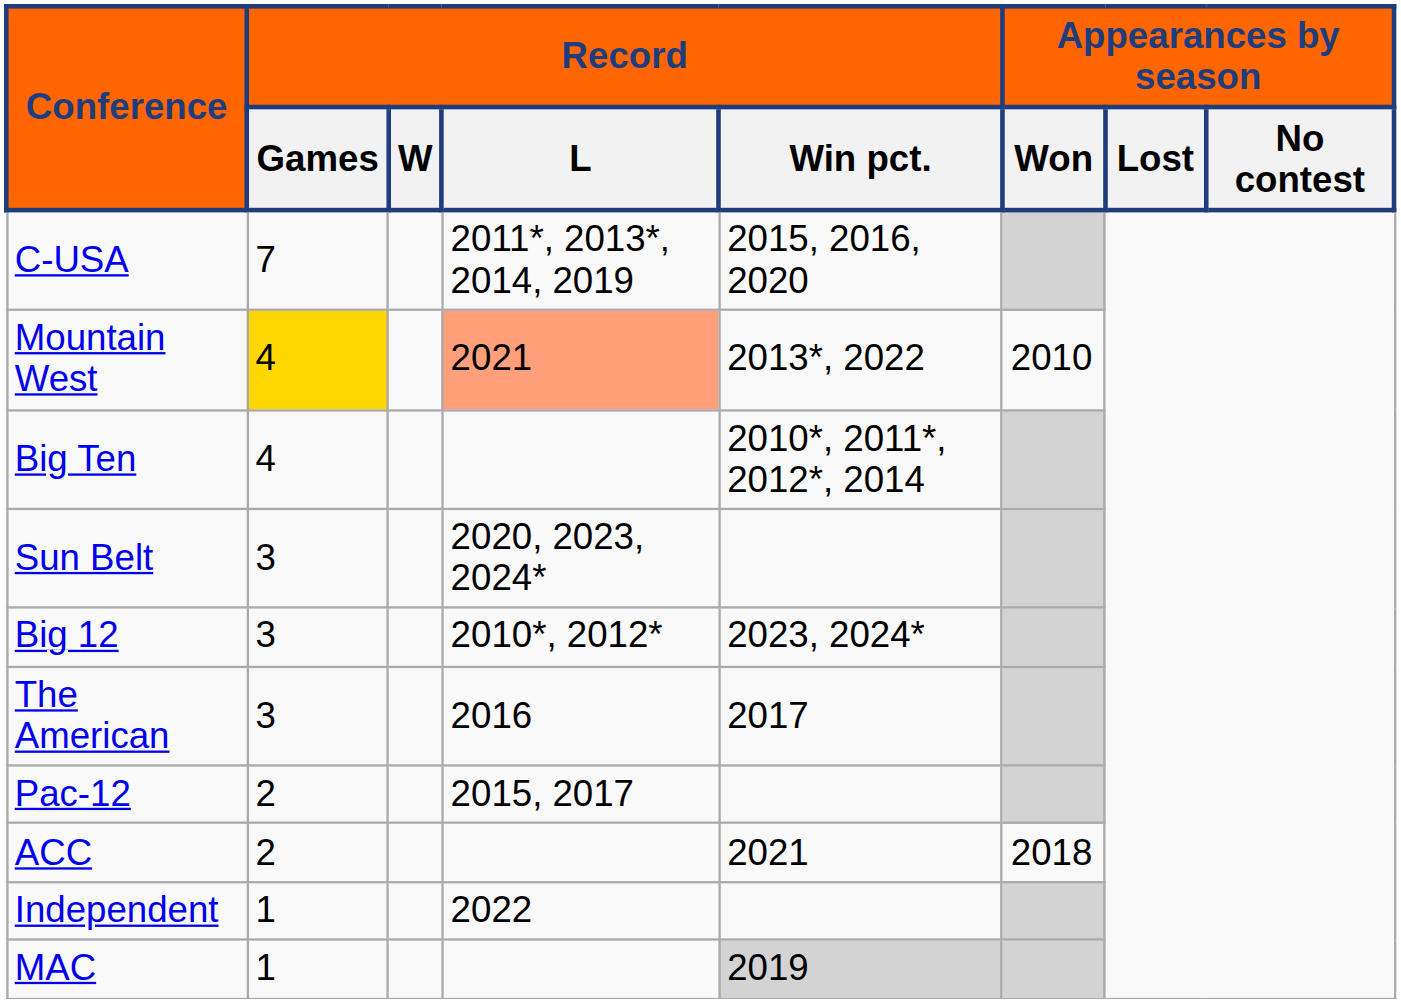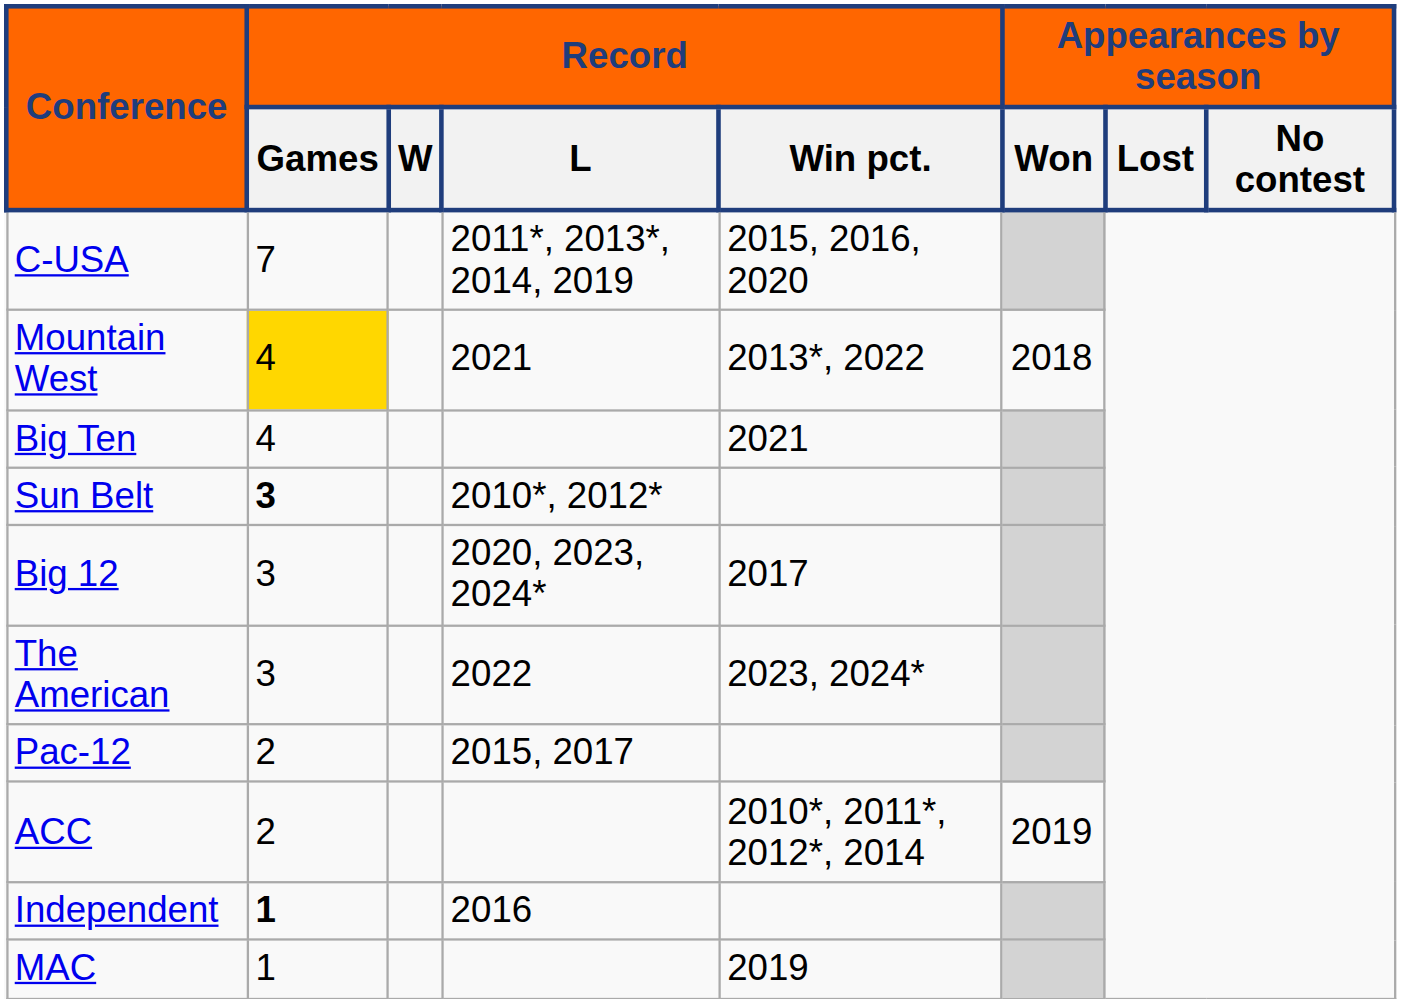(491, 359) lightsalmon background -> (491, 359) no background
(1052, 359) 2010 -> (1052, 359) 2018
(837, 458) 2010*, 2011*, 2012*, 2014 -> (768, 437) 2021
(266, 557) normal -> (266, 495) bold
(547, 557) 2020, 2023, 2024* -> (557, 495) 2010*, 2012*
(557, 636) 2010*, 2012* -> (547, 574) 2020, 2023, 2024*
(826, 636) 2023, 2024* -> (768, 574) 2017
(491, 715) 2016 -> (491, 673) 2022
(768, 715) 2017 -> (826, 673) 2023, 2024*
(768, 851) 2021 -> (837, 831) 2010*, 2011*, 2012*, 2014
(1052, 851) 2018 -> (1052, 831) 2019
(266, 910) normal -> (266, 910) bold
(491, 910) 2022 -> (491, 910) 2016
(768, 968) lightgrey background -> (768, 968) no background
